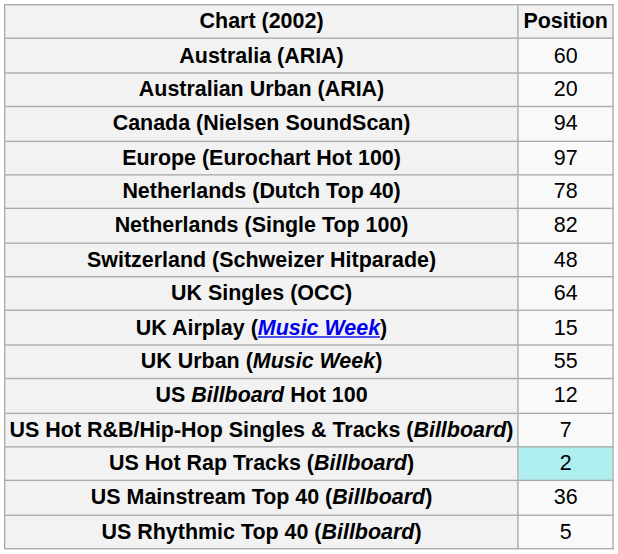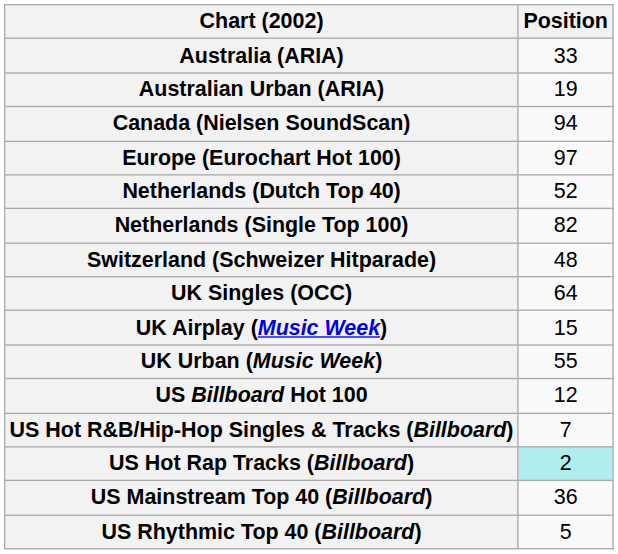(566, 55) 60 -> (566, 55) 33
(566, 89) 20 -> (566, 89) 19
(566, 191) 78 -> (566, 191) 52
